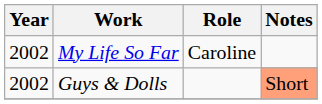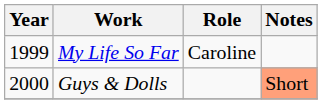(29, 51) 2002 -> (29, 51) 1999
(29, 83) 2002 -> (29, 83) 2000
